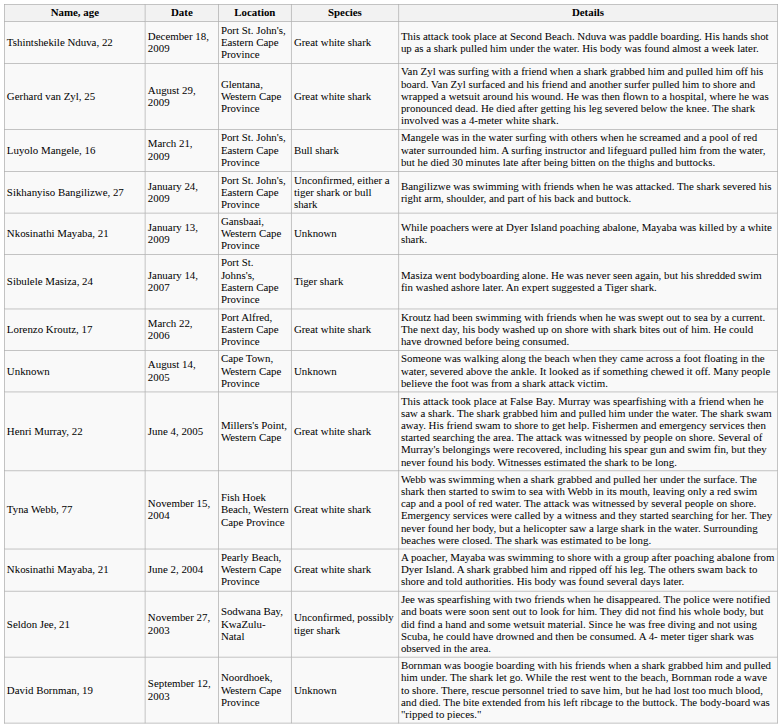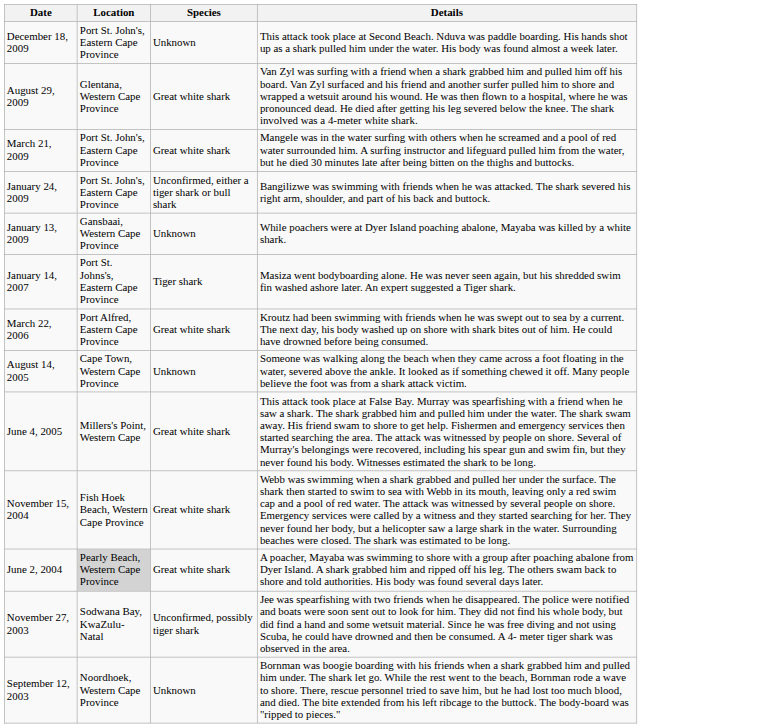- column: (75, 13)
(333, 42) Great white shark -> (174, 42) Unknown
(316, 150) Bull shark -> (192, 150) Great white shark
(251, 570) no background -> (110, 570) lightgrey background
